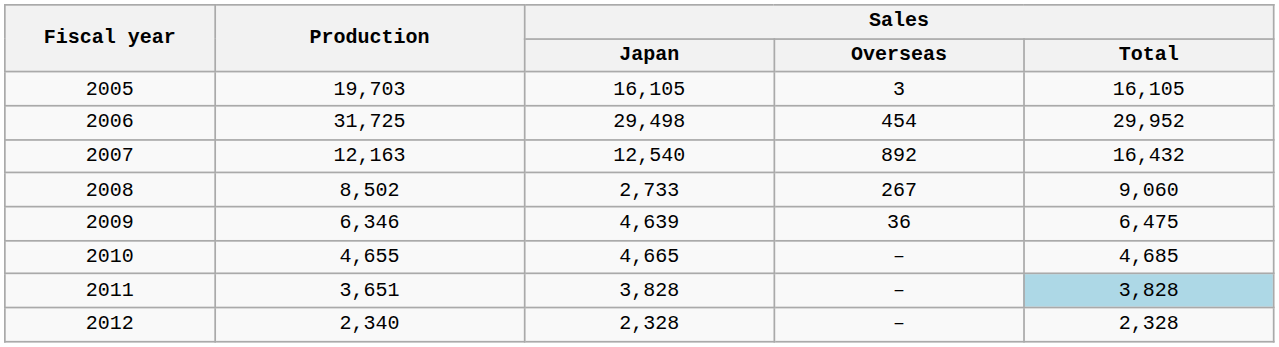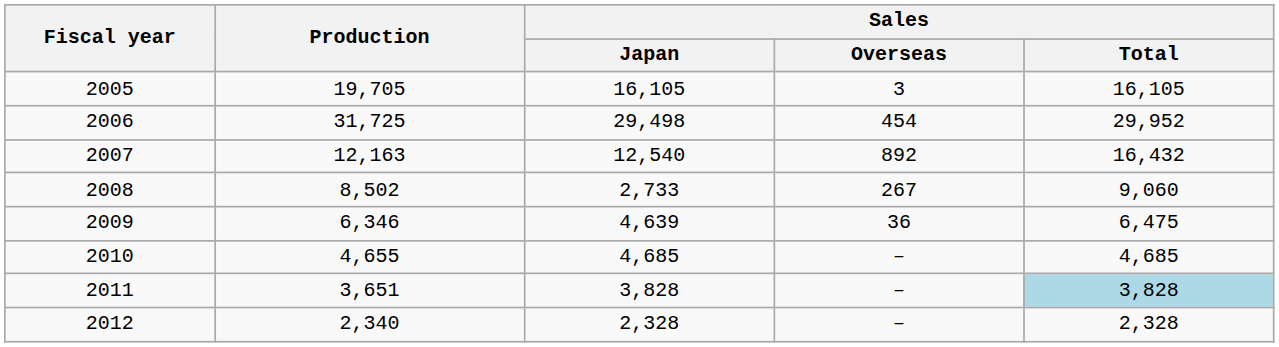(369, 89) 19,703 -> (369, 89) 19,705
(649, 257) 4,665 -> (649, 257) 4,685
